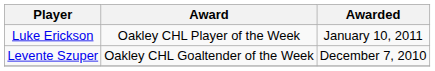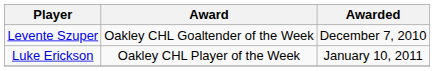rows swapped: (53, 55) <-> (53, 35)
